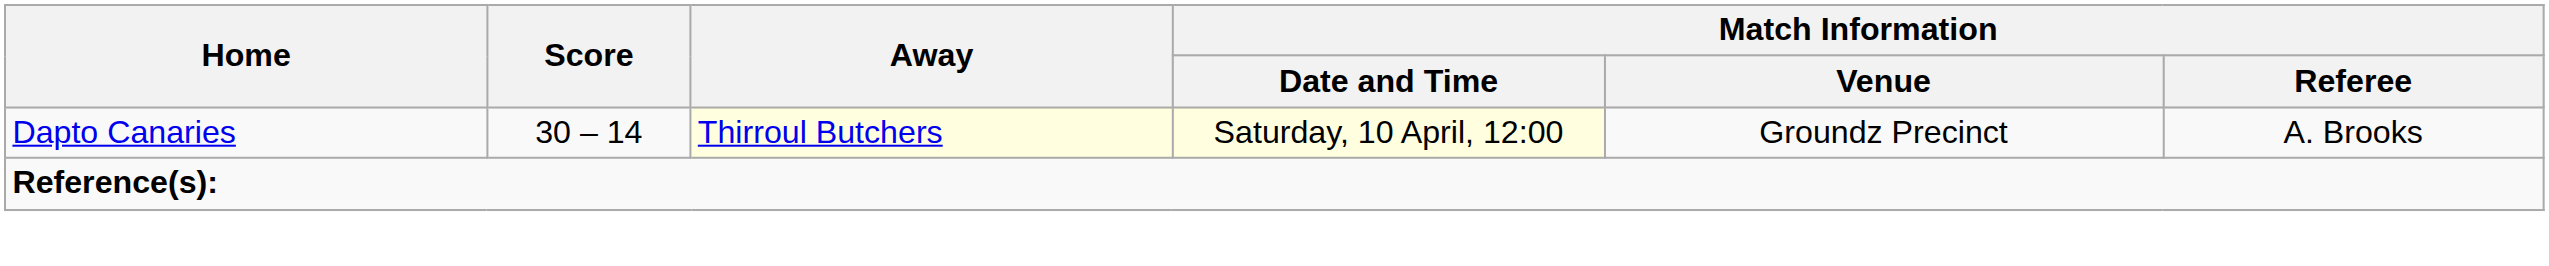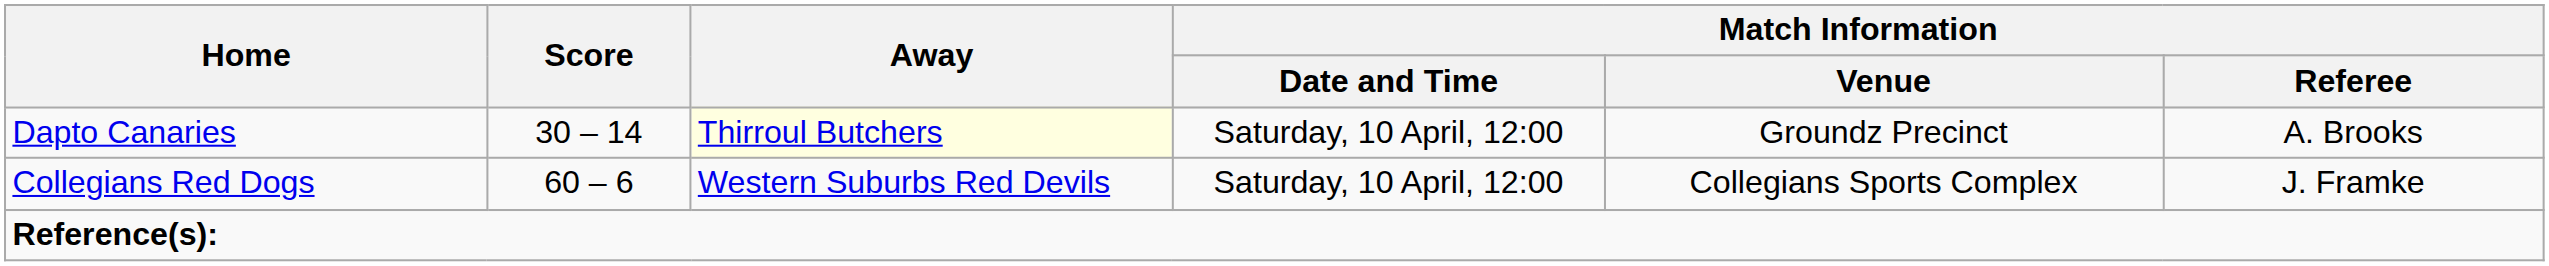(1389, 132) lightyellow background -> (1389, 132) no background
+ row: (163, 183)
